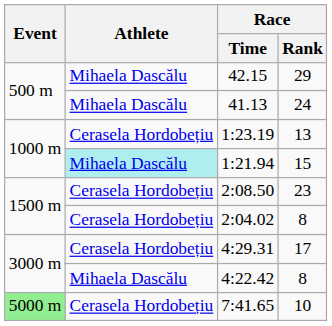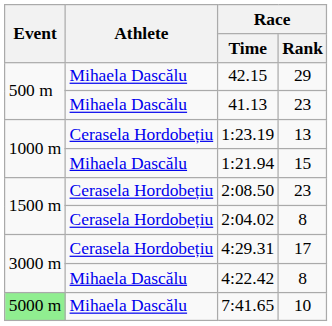(303, 105) 24 -> (303, 105) 23
(128, 162) paleturquoise background -> (128, 162) no background
(141, 306) Cerasela Hordobețiu -> (128, 306) Mihaela Dascălu
